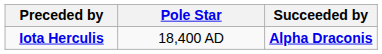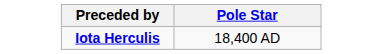- column: (321, 15)
